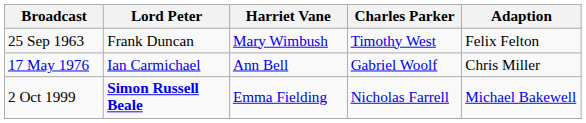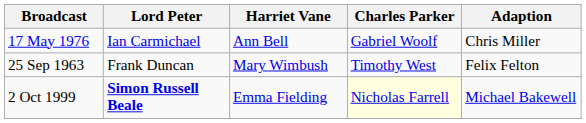rows swapped: (46, 40) <-> (49, 64)
(400, 97) no background -> (400, 97) lightyellow background
